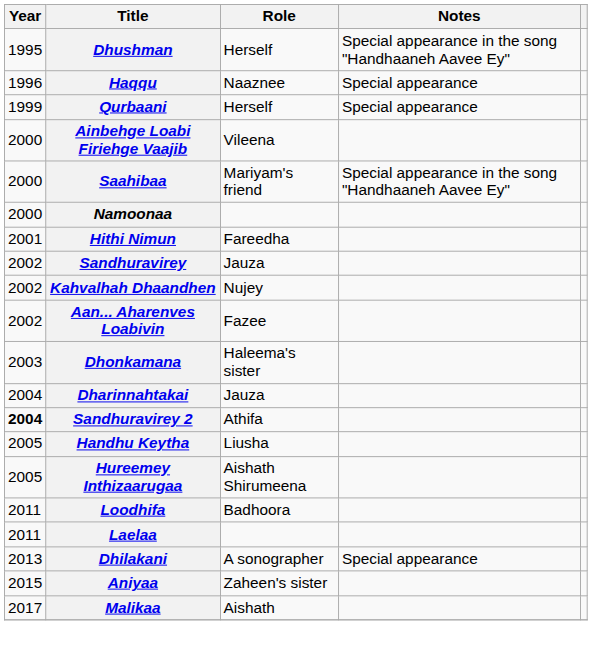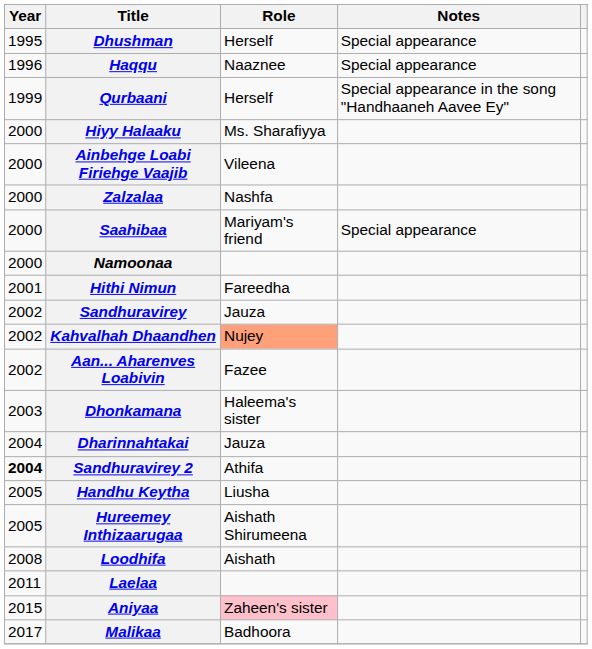(450, 49) Special appearance in the song "Handhaaneh Aavee Ey" -> (409, 41) Special appearance
(410, 107) Special appearance -> (448, 98) Special appearance in the song "Handhaaneh Aavee Ey"
+ row: (133, 131)
+ row: (133, 197)
(450, 181) Special appearance in the song "Handhaaneh Aavee Ey" -> (409, 230) Special appearance
(243, 287) no background -> (244, 336) lightsalmon background
(25, 510) 2011 -> (25, 558) 2008
(257, 510) Badhoora -> (250, 558) Aishath
- row: (133, 558)
(275, 583) no background -> (276, 607) pink background
(249, 607) Aishath -> (257, 631) Badhoora
